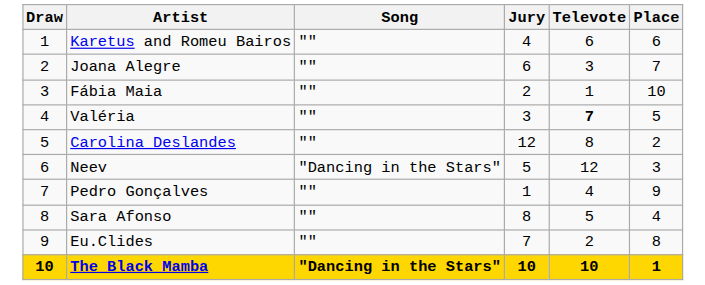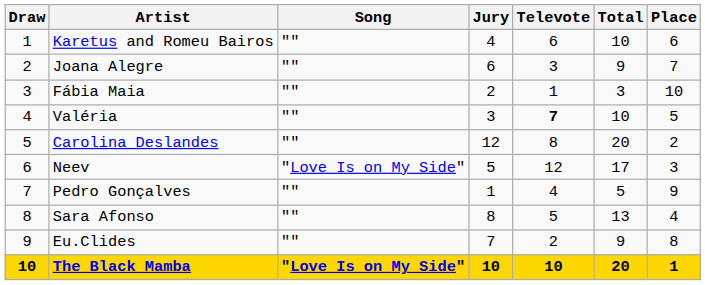+ column: (621, 17)
(400, 167) "Dancing in the Stars" -> (373, 167) "Love Is on My Side"
(400, 267) "Dancing in the Stars" -> (373, 267) "Love Is on My Side"
